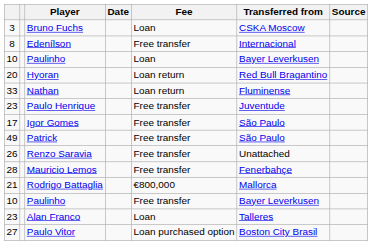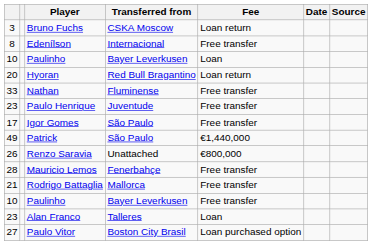columns swapped: (283, 12) <-> (118, 12)
(145, 28) Loan -> (226, 28) Loan return
(159, 91) Loan return -> (229, 91) Free transfer
(162, 138) Free transfer -> (225, 138) €1,440,000
(162, 153) Free transfer -> (221, 153) €800,000
(154, 185) €800,000 -> (229, 185) Free transfer
